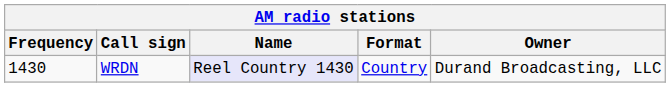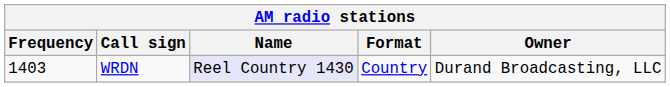(27, 69) 1430 -> (27, 69) 1403
